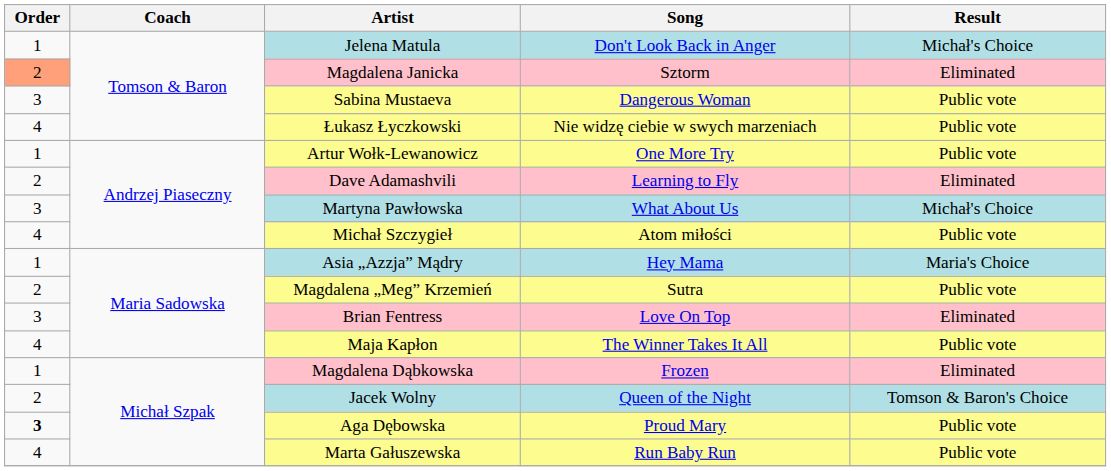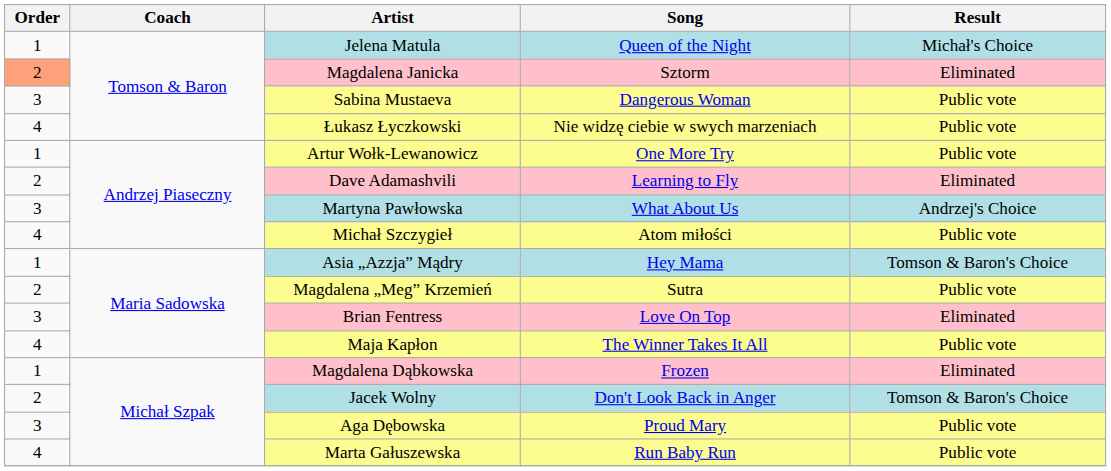(685, 45) Don't Look Back in Anger -> (685, 45) Queen of the Night
(978, 208) Michał's Choice -> (978, 208) Andrzej's Choice
(978, 262) Maria's Choice -> (978, 262) Tomson & Baron's Choice
(685, 398) Queen of the Night -> (685, 398) Don't Look Back in Anger
(37, 425) bold -> (37, 425) normal
